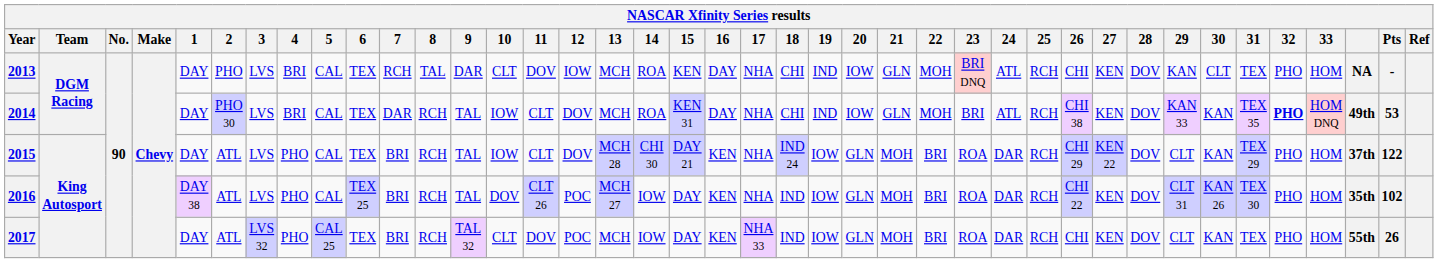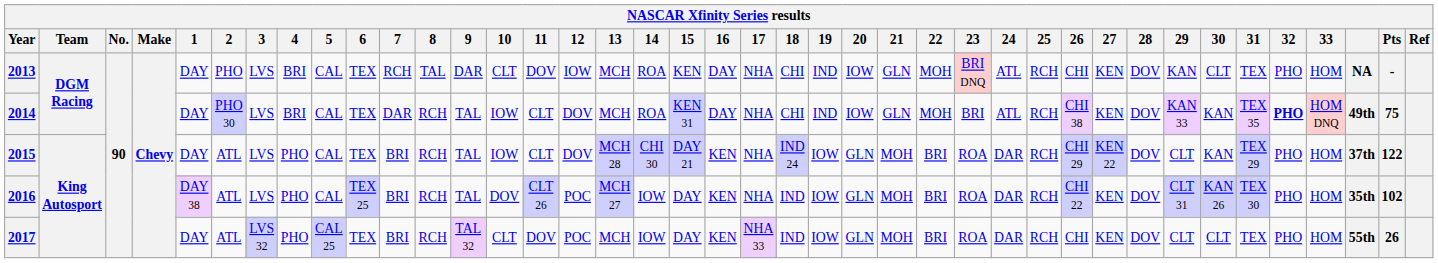(1392, 114) 53 -> (1392, 114) 75
(1218, 237) KAN -> (1218, 237) CLT
